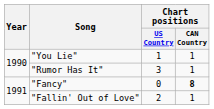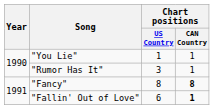(158, 84) 0 -> (158, 84) 8
(158, 98) 2 -> (158, 98) 6
(192, 98) normal -> (192, 98) bold
